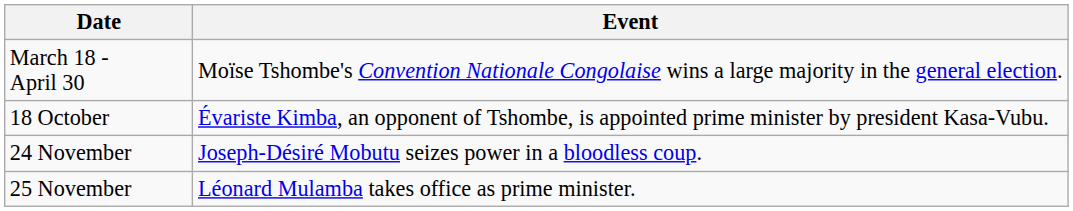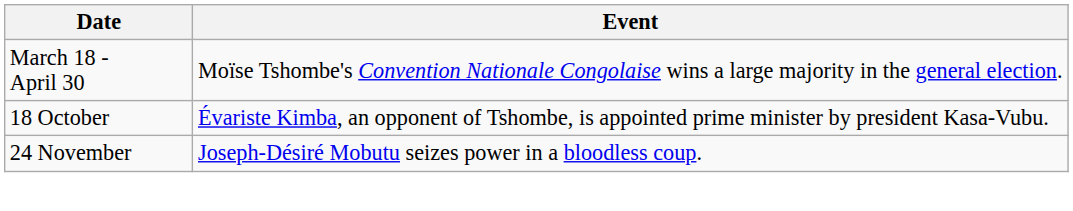- row: (71, 188)
